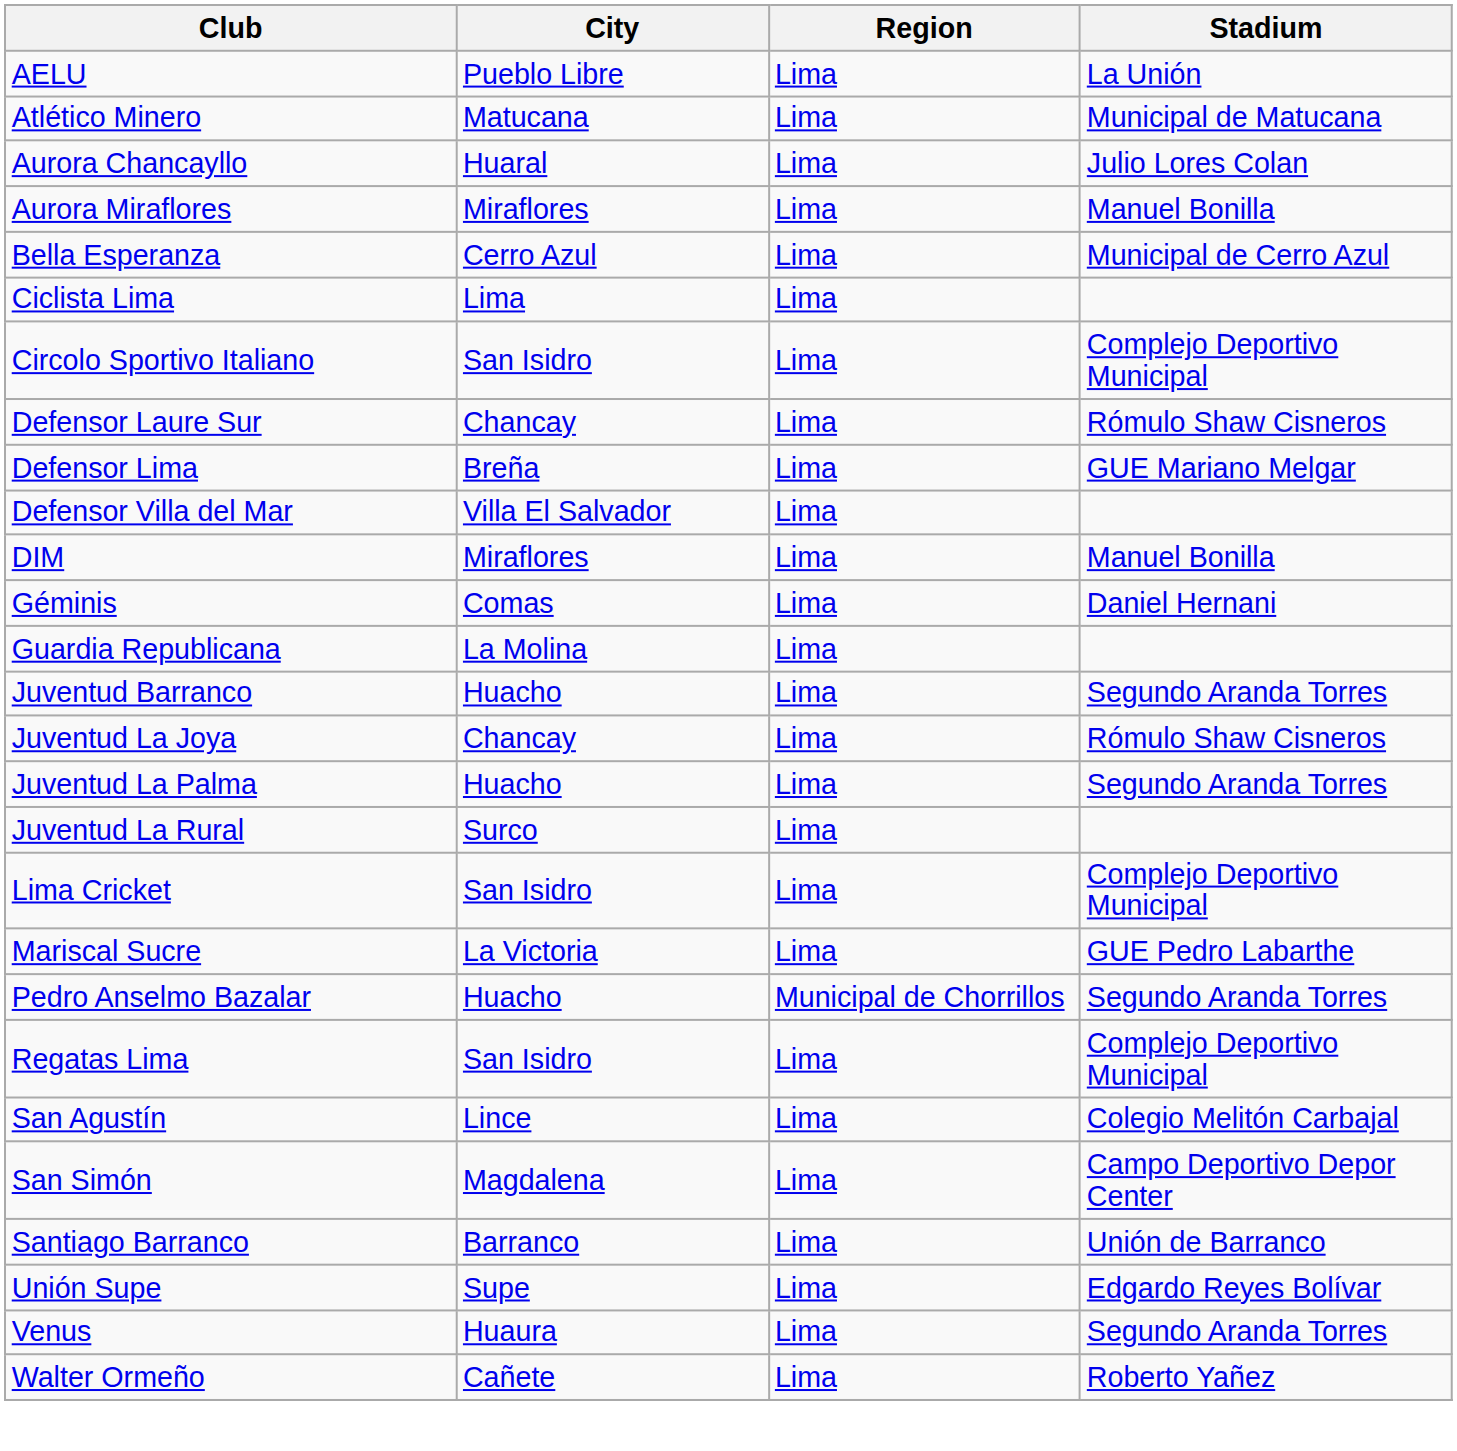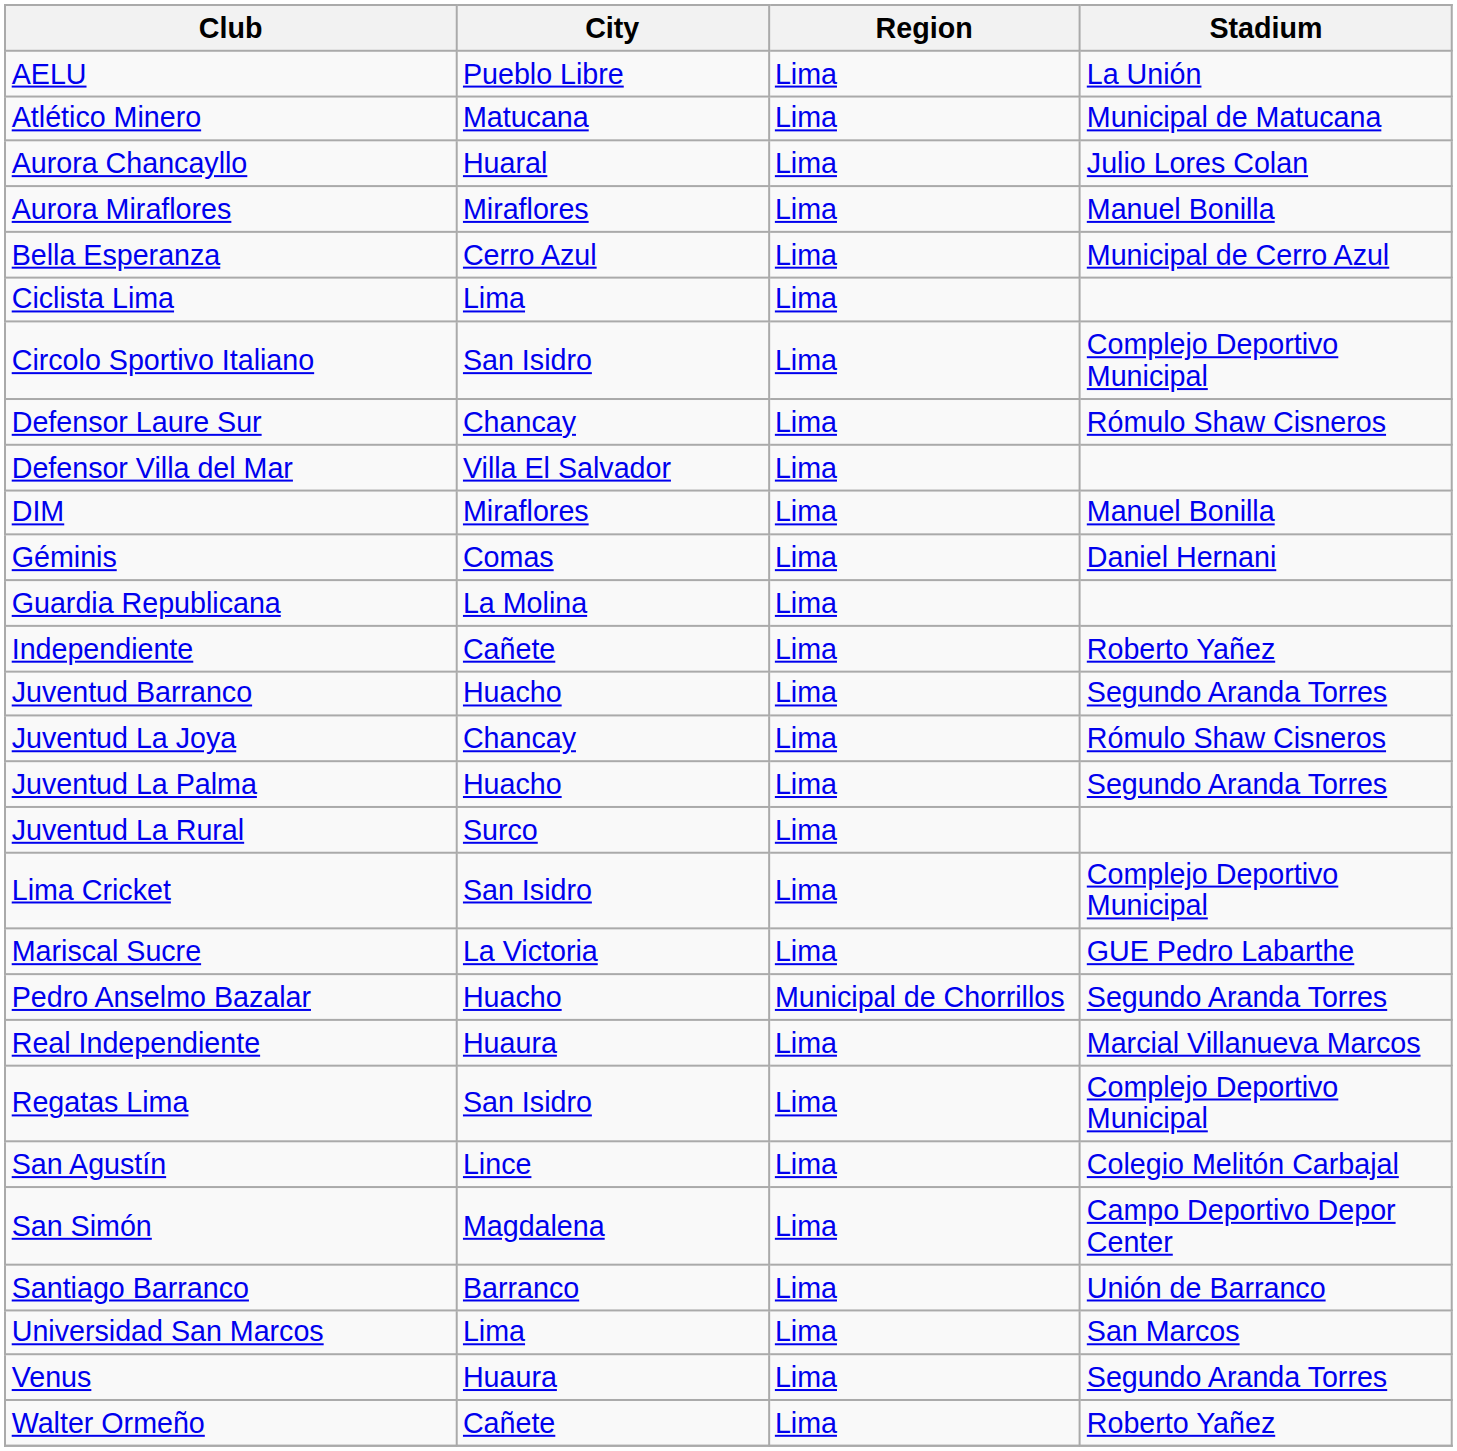- row: (105, 467)
+ row: (102, 648)
+ row: (136, 1042)
- row: (87, 1287)
+ row: (168, 1332)
